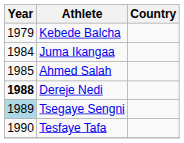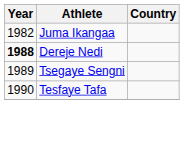- row: (80, 33)
(20, 52) 1984 -> (20, 33) 1982
- row: (75, 71)
(20, 109) lightblue background -> (20, 71) no background
